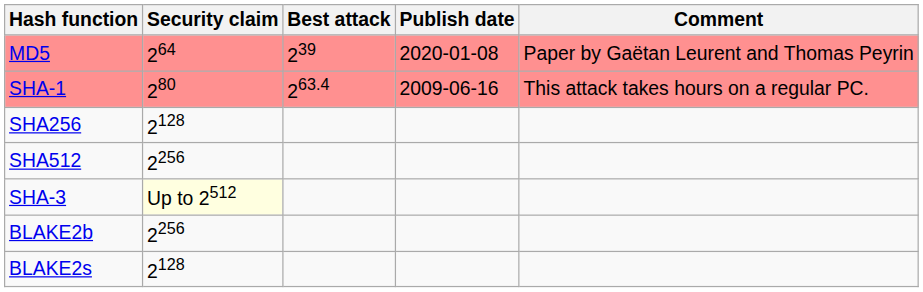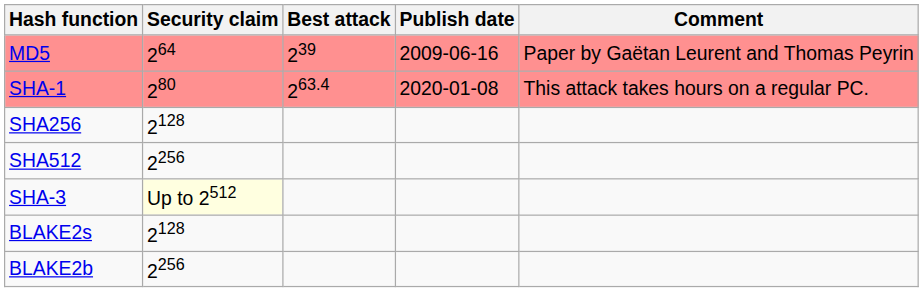(449, 53) 2020-01-08 -> (449, 53) 2009-06-16
(449, 89) 2009-06-16 -> (449, 89) 2020-01-08
rows swapped: (50, 268) <-> (51, 232)
